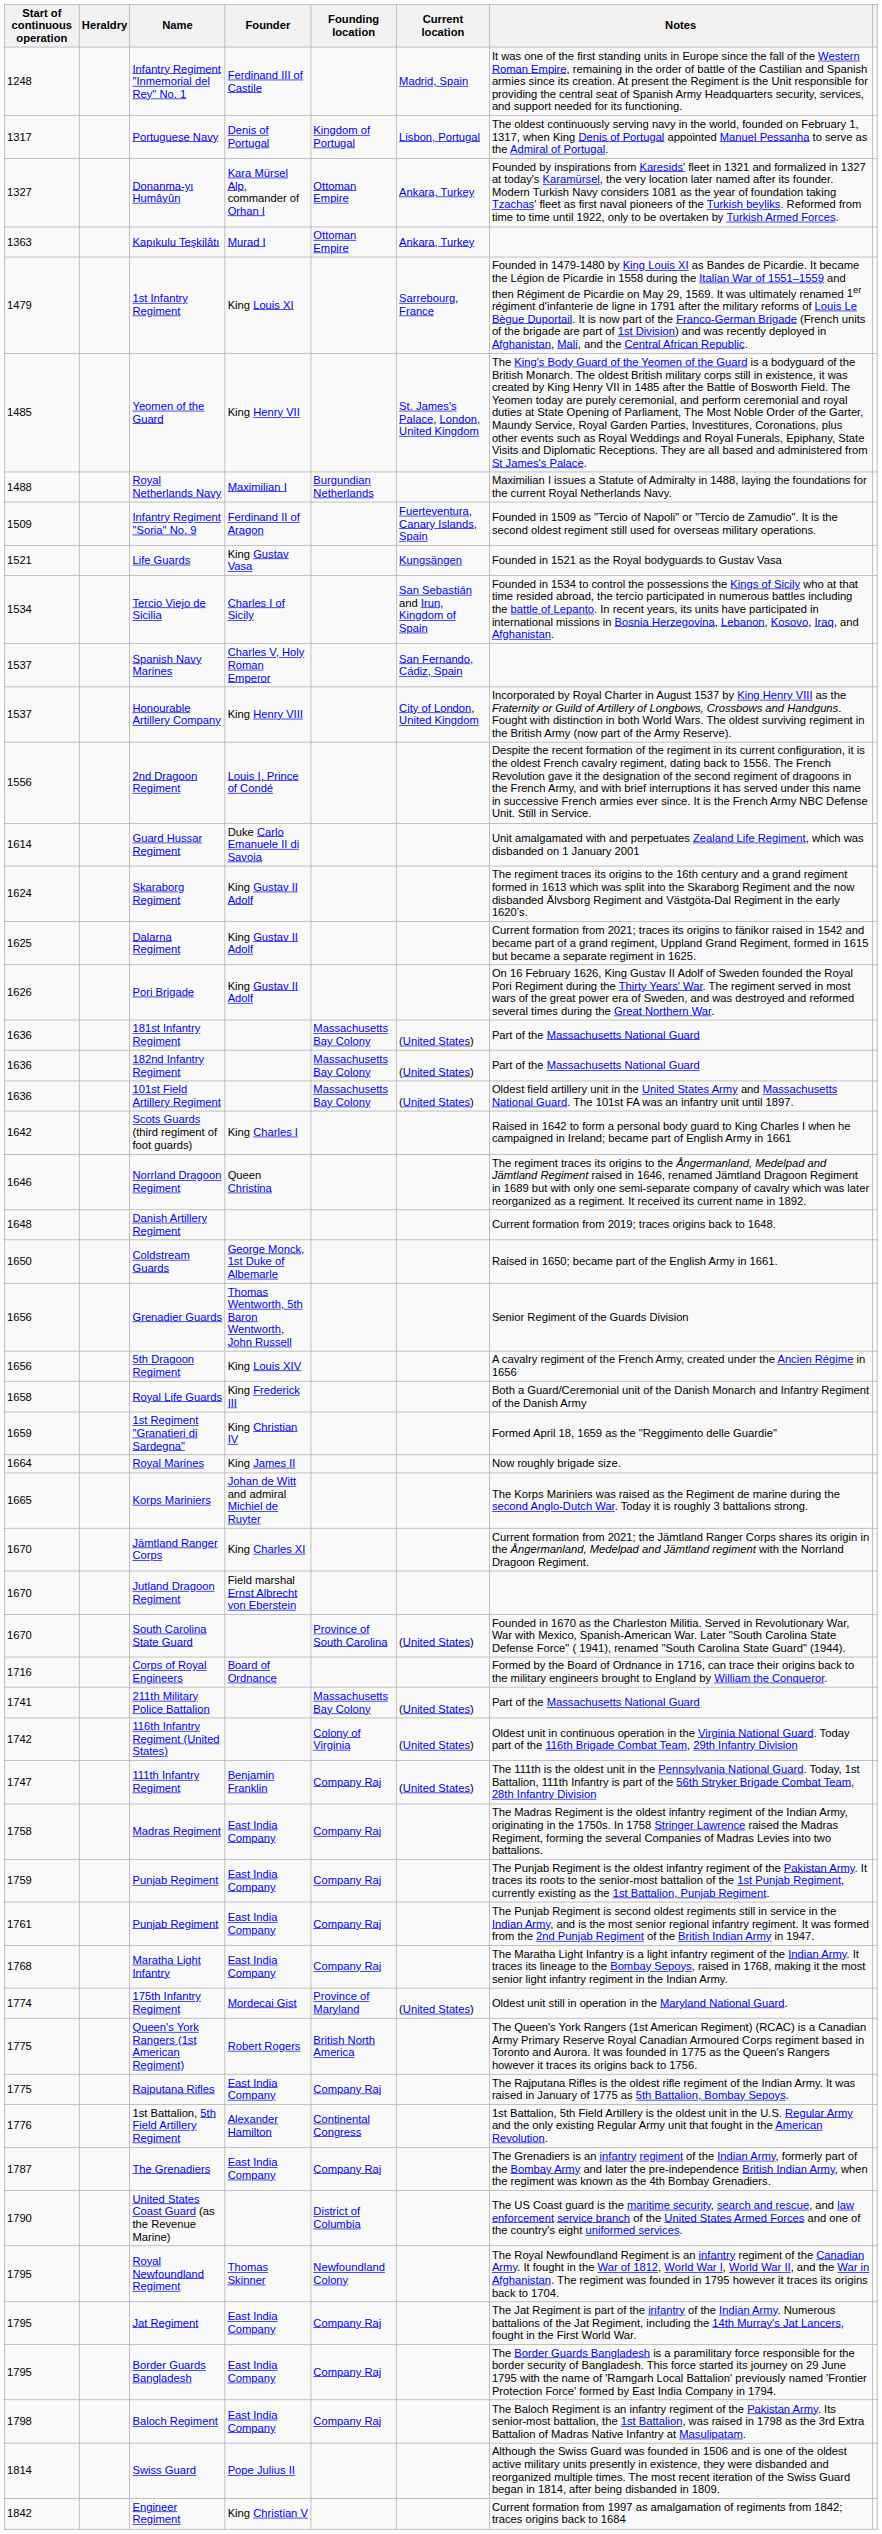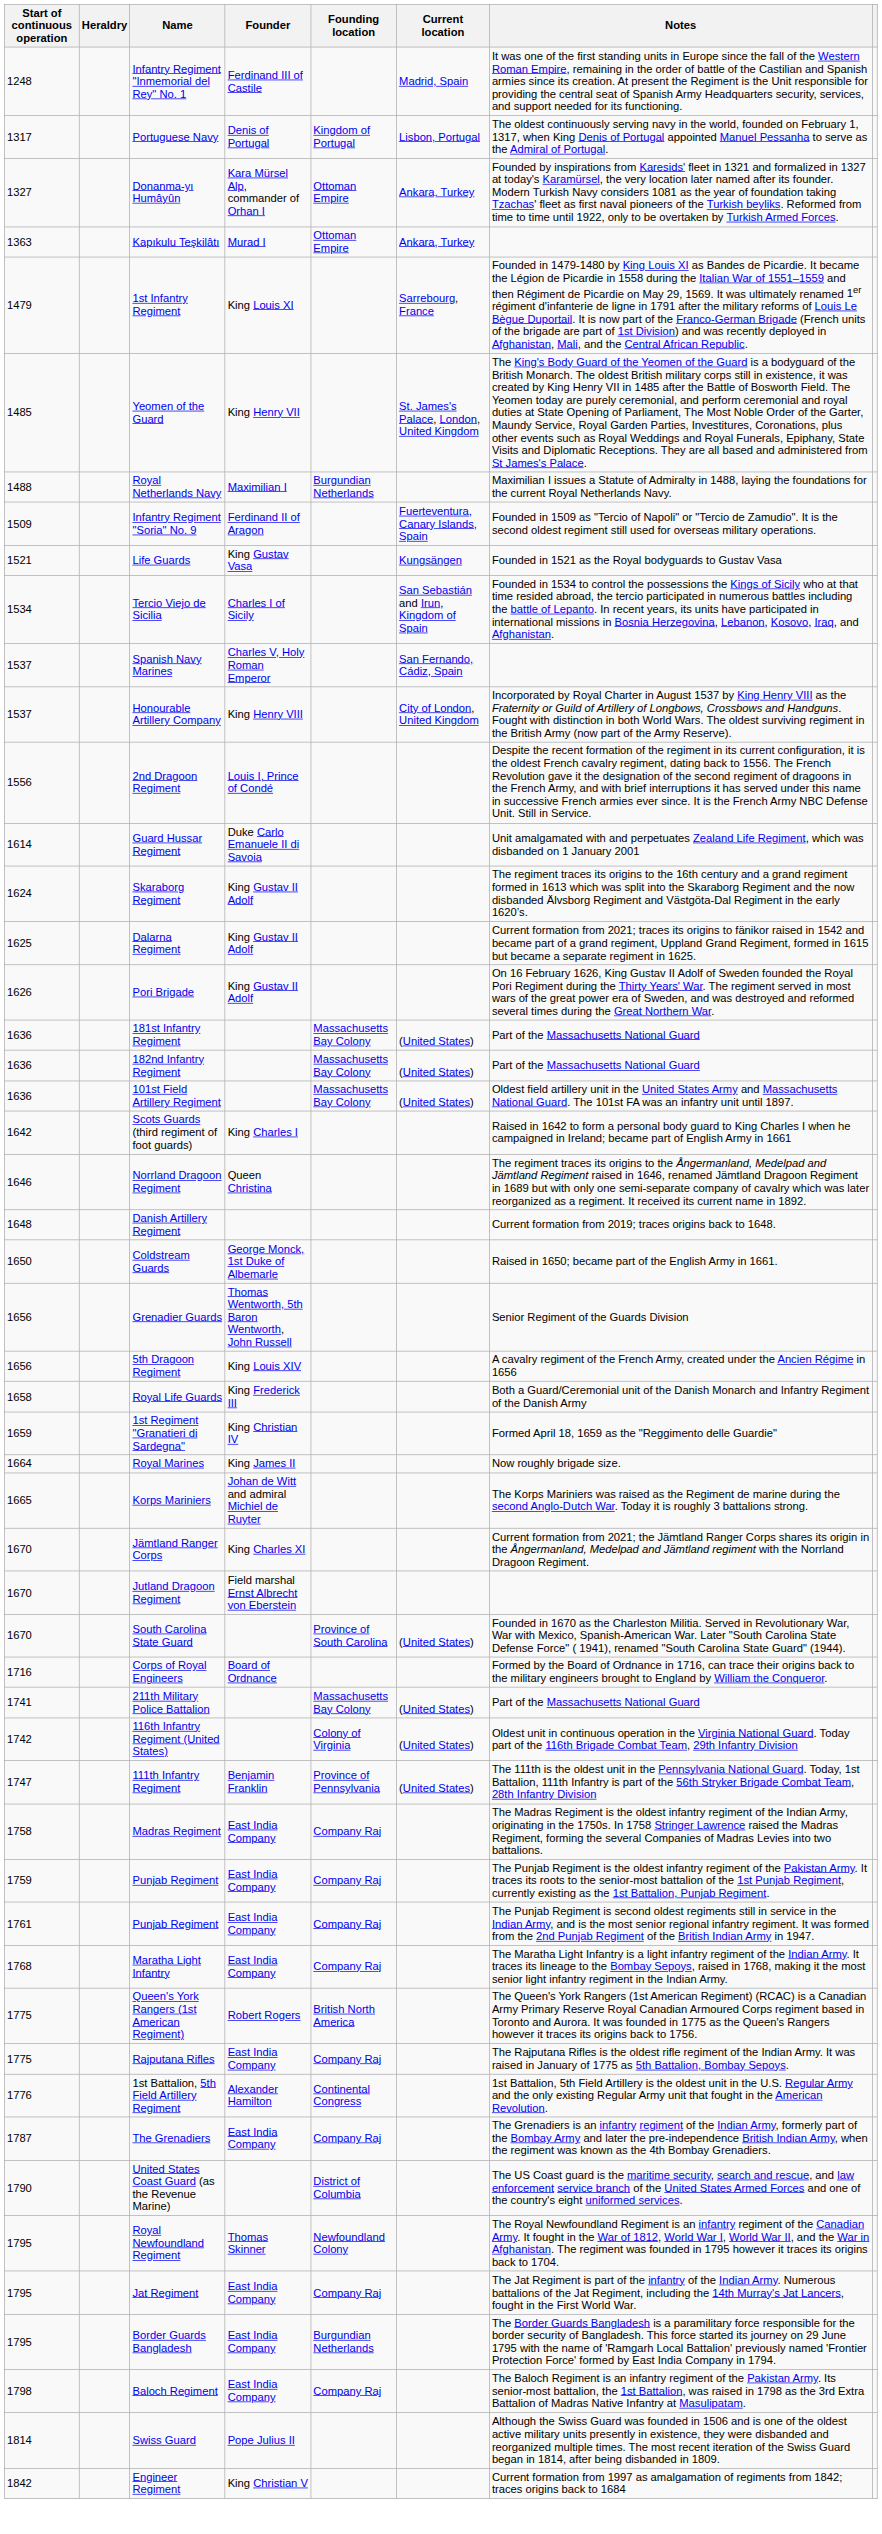(347, 1782) Company Raj -> (347, 1782) Province of Pennsylvania
- row: (19, 2003)
(347, 2372) Company Raj -> (344, 2342) Burgundian Netherlands
